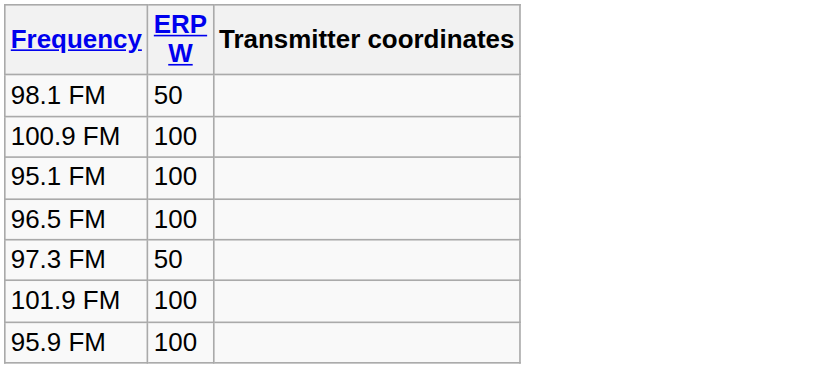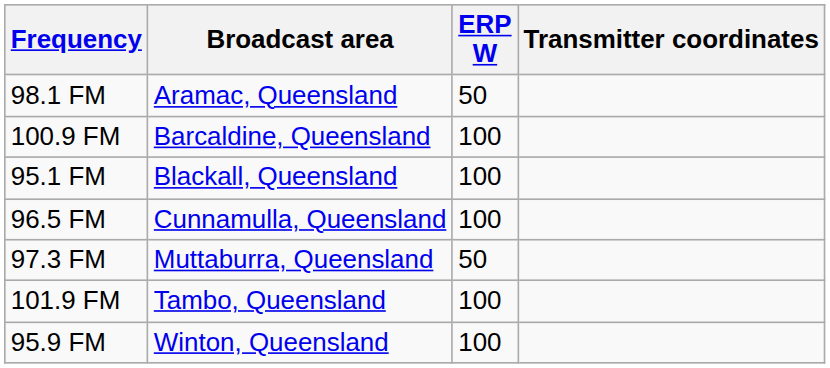+ column: (300, 39)
